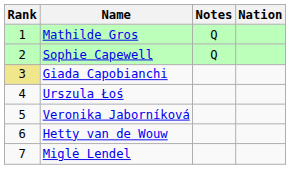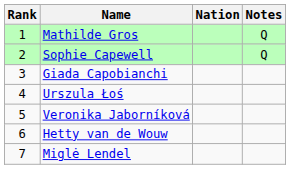columns swapped: (260, 14) <-> (214, 14)
(22, 74) khaki background -> (22, 74) no background
